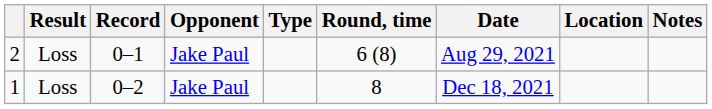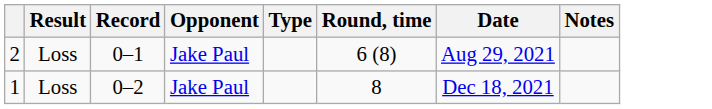- column: (604, 20)
